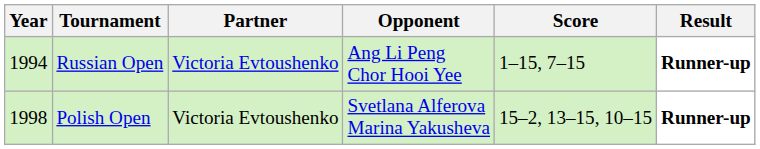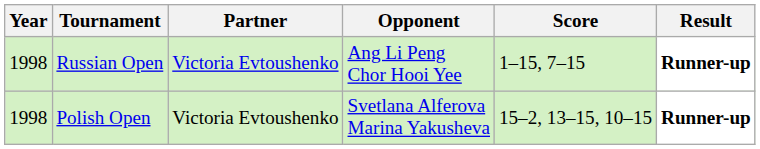(28, 63) 1994 -> (28, 63) 1998
